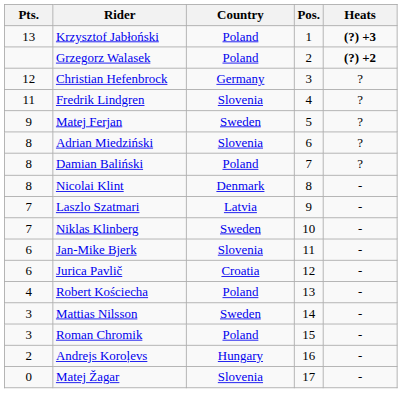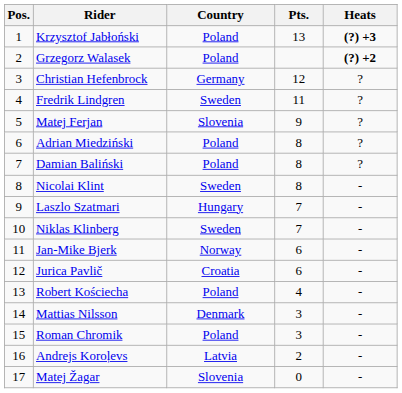columns swapped: (309, 15) <-> (29, 15)
(240, 100) Slovenia -> (221, 100) Sweden
(240, 121) Sweden -> (221, 121) Slovenia
(240, 143) Slovenia -> (221, 143) Poland
(240, 185) Denmark -> (221, 185) Sweden
(240, 207) Latvia -> (221, 207) Hungary
(240, 249) Slovenia -> (221, 249) Norway
(240, 313) Sweden -> (221, 313) Denmark
(240, 356) Hungary -> (221, 356) Latvia
